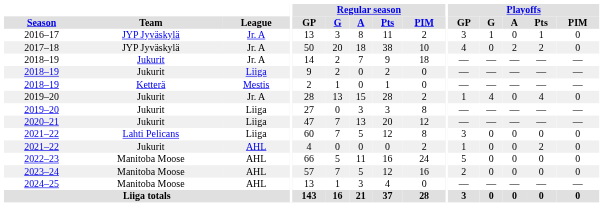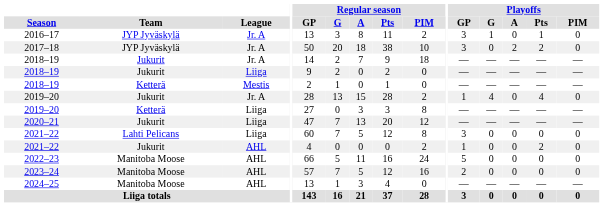(464, 47) 4 -> (464, 47) 3
(151, 109) Jukurit -> (151, 109) Ketterä
